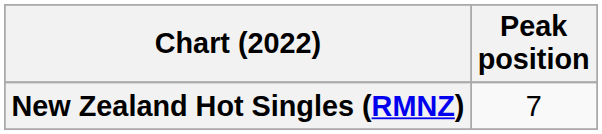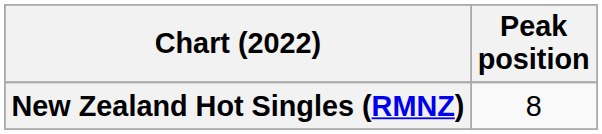(534, 105) 7 -> (534, 105) 8
